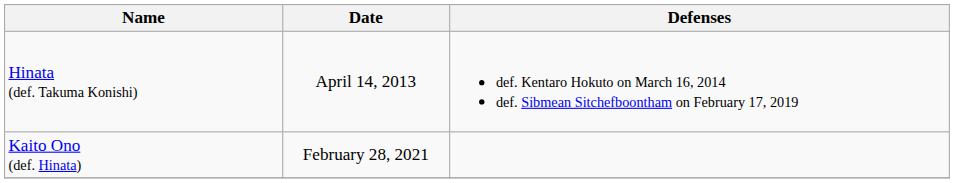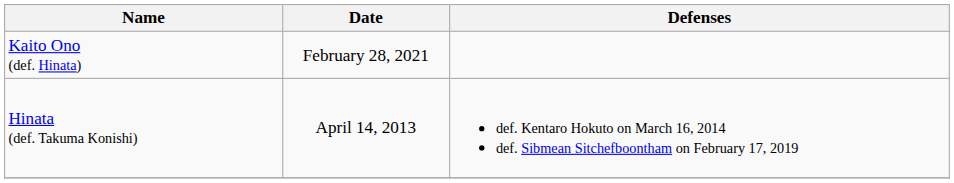rows swapped: (73, 81) <-> (45, 154)
